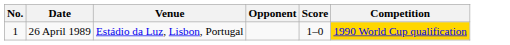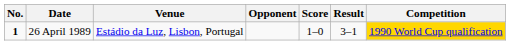+ column: (349, 13)
(15, 31) normal -> (15, 31) bold
